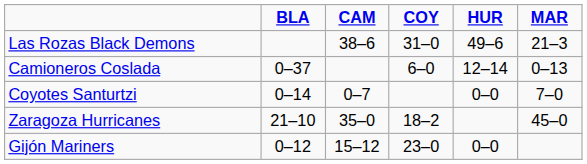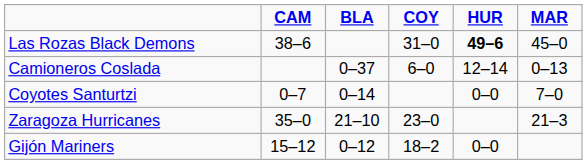columns swapped: (293, 18) <-> (357, 18)
(485, 44) normal -> (485, 44) bold
(549, 44) 21–3 -> (549, 44) 45–0
(421, 121) 18–2 -> (421, 121) 23–0
(549, 121) 45–0 -> (549, 121) 21–3
(421, 146) 23–0 -> (421, 146) 18–2
